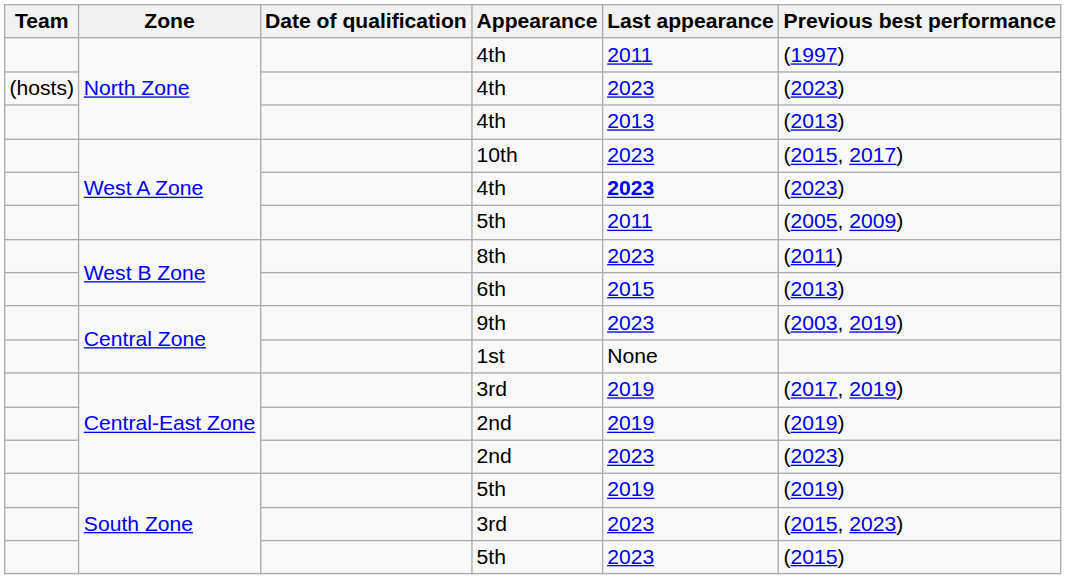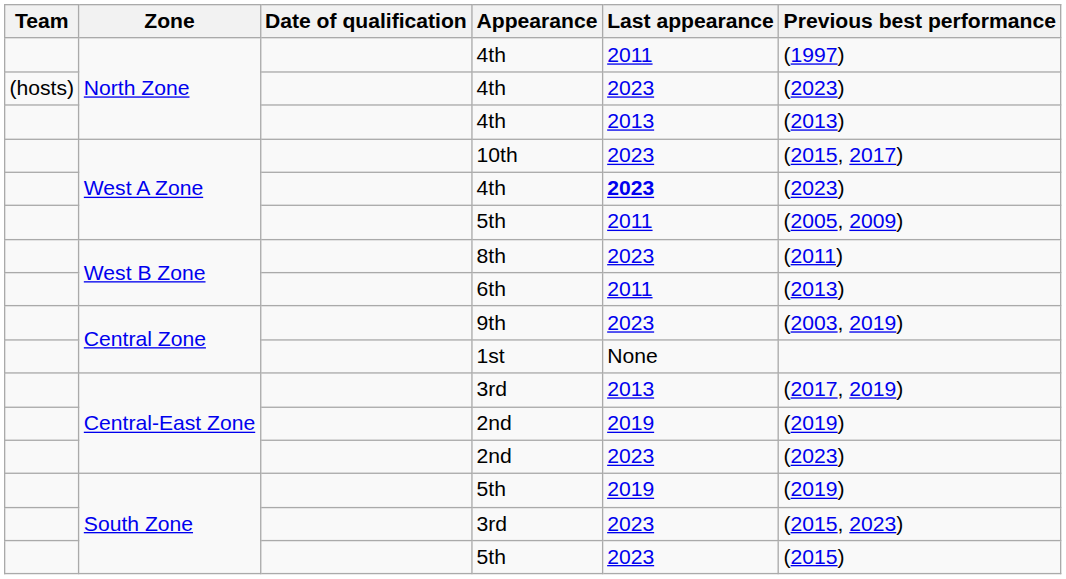(631, 289) 2015 -> (630, 289) 2011
(631, 389) 2019 -> (631, 389) 2013
